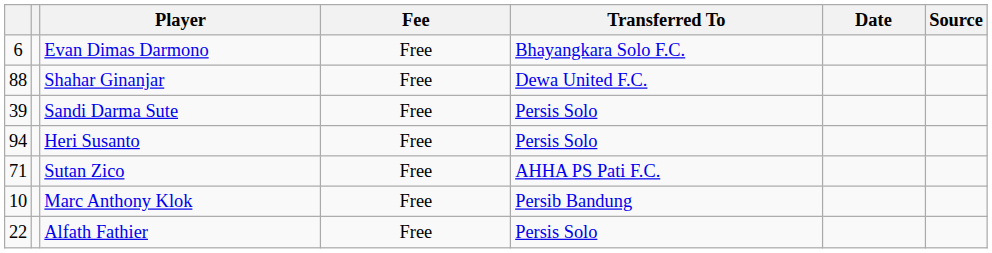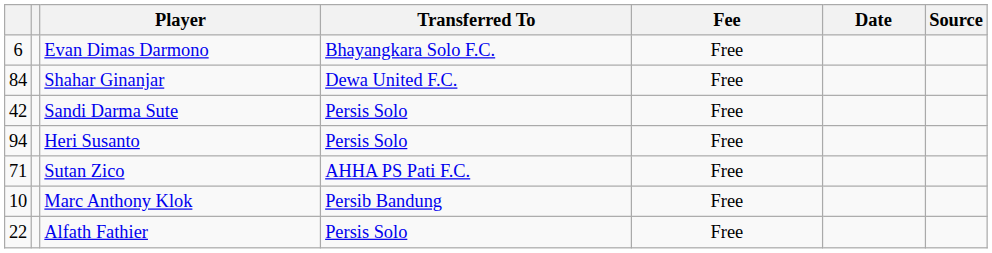columns swapped: (666, 19) <-> (416, 19)
(18, 80) 88 -> (18, 80) 84
(18, 110) 39 -> (18, 110) 42
